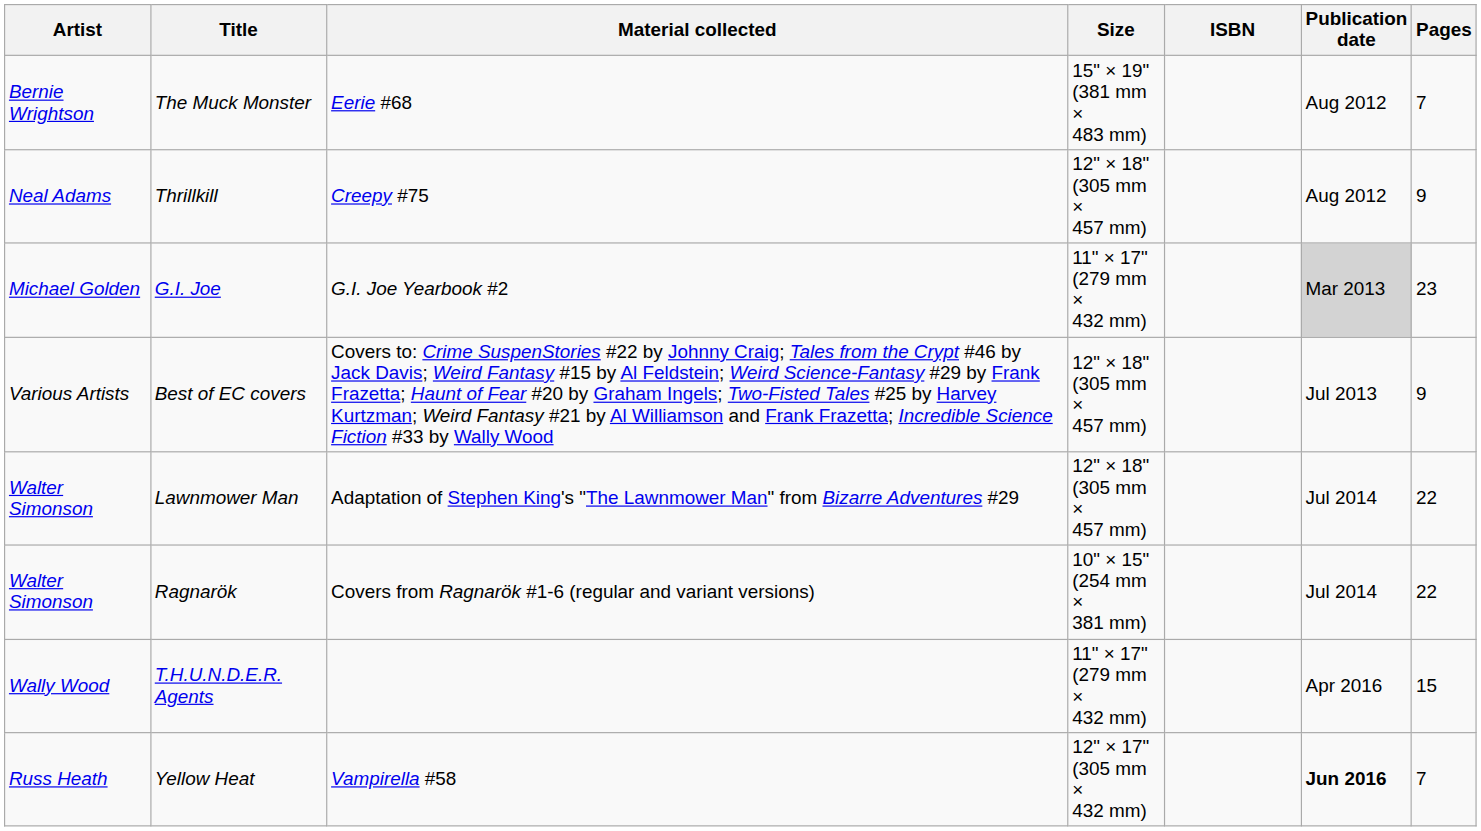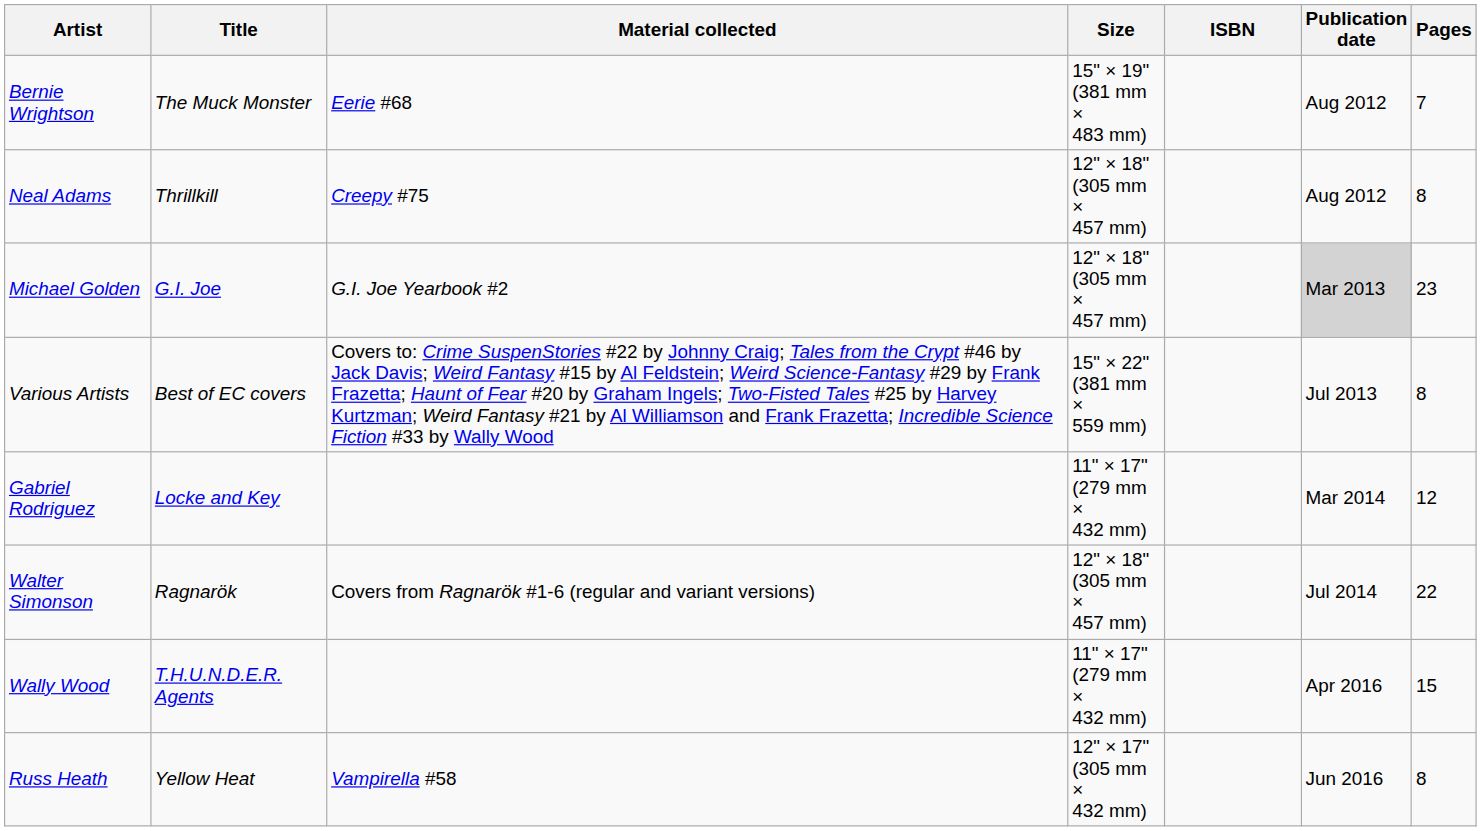(1421, 196) 9 -> (1421, 196) 8
(1110, 289) 11" × 17" (279 mm × 432 mm) -> (1111, 289) 12" × 18" (305 mm × 457 mm)
(1111, 394) 12" × 18" (305 mm × 457 mm) -> (1111, 394) 15" × 22" (381 mm × 559 mm)
(1421, 394) 9 -> (1421, 394) 8
+ row: (217, 498)
- row: (227, 498)
(1111, 592) 10" × 15" (254 mm × 381 mm) -> (1111, 592) 12" × 18" (305 mm × 457 mm)
(1346, 779) bold -> (1344, 779) normal
(1421, 779) 7 -> (1421, 779) 8
